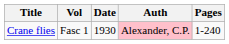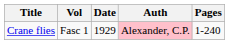(105, 30) 1930 -> (105, 30) 1929
